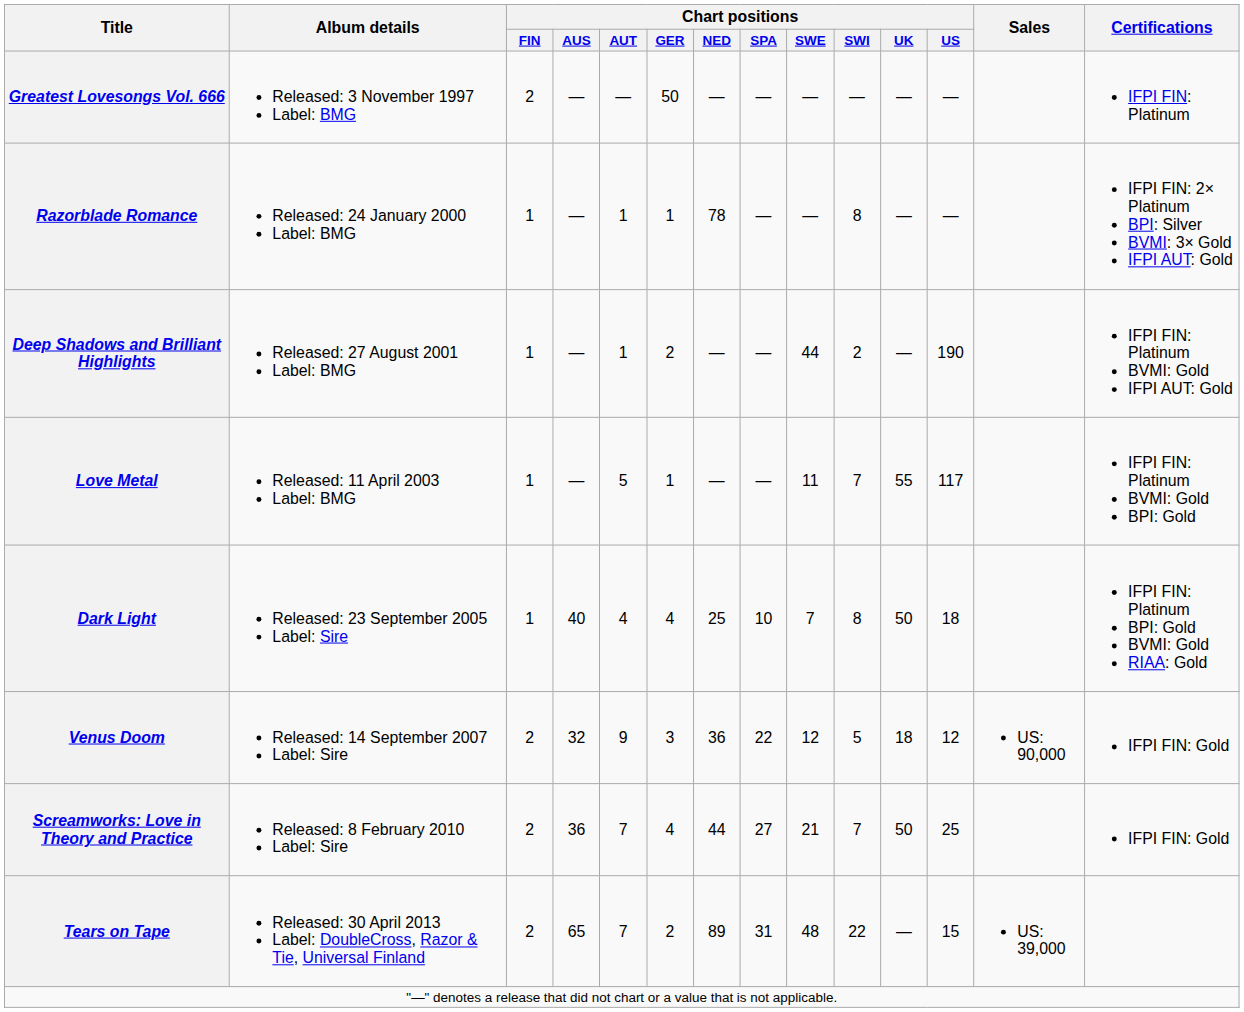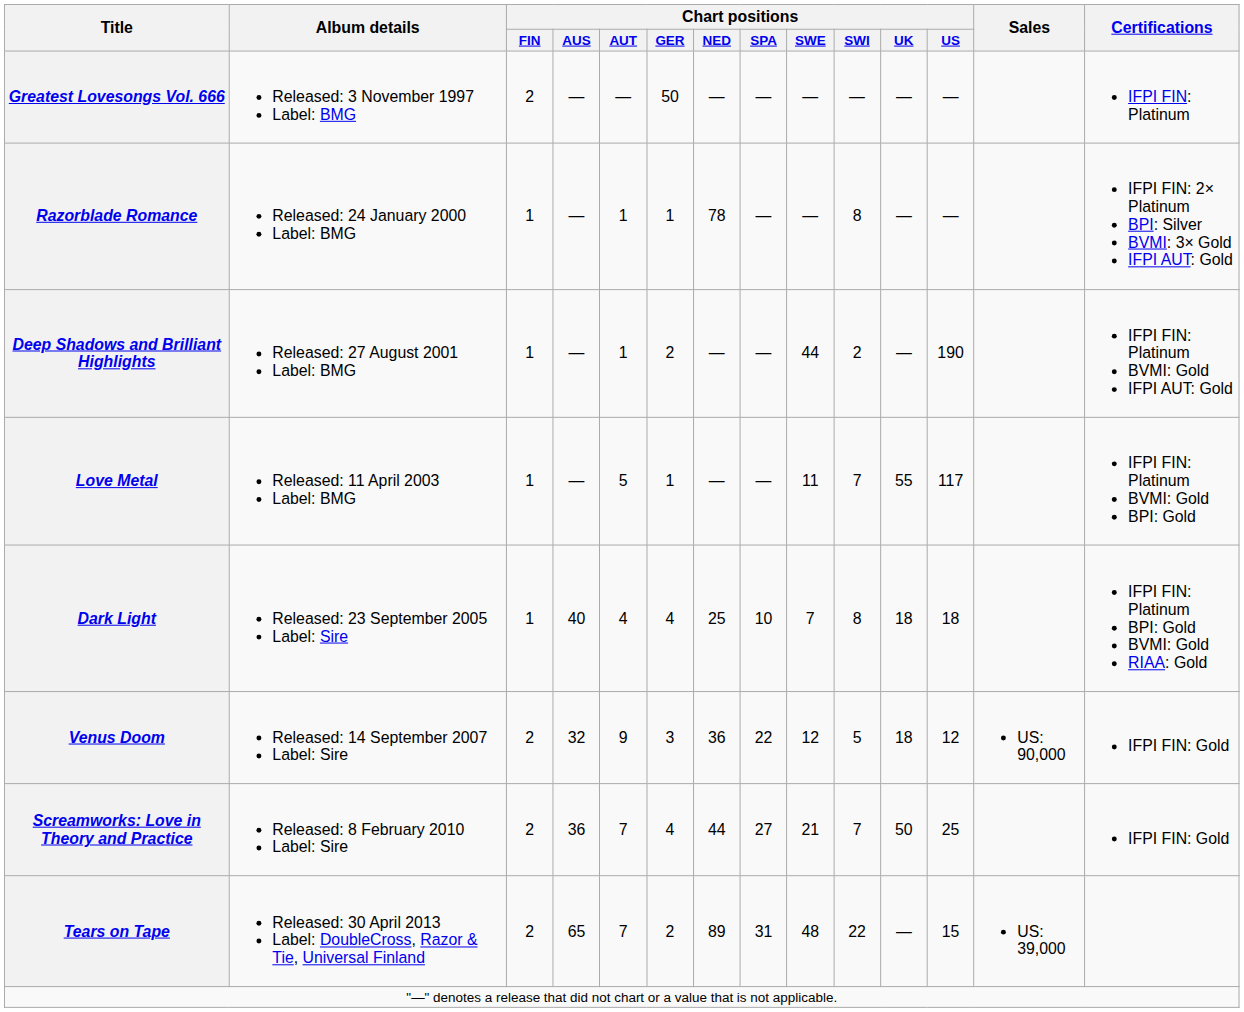(904, 618) 50 -> (904, 618) 18
